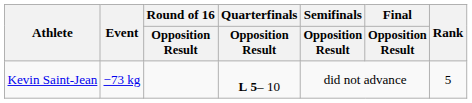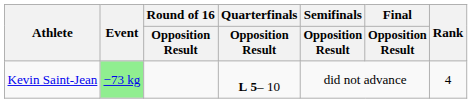(122, 80) no background -> (122, 80) lightgreen background
(448, 80) 5 -> (448, 80) 4
